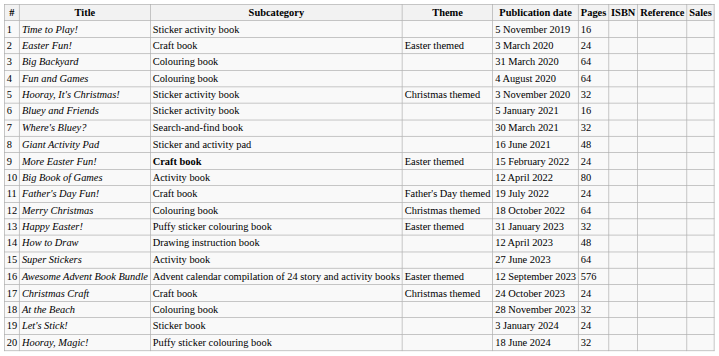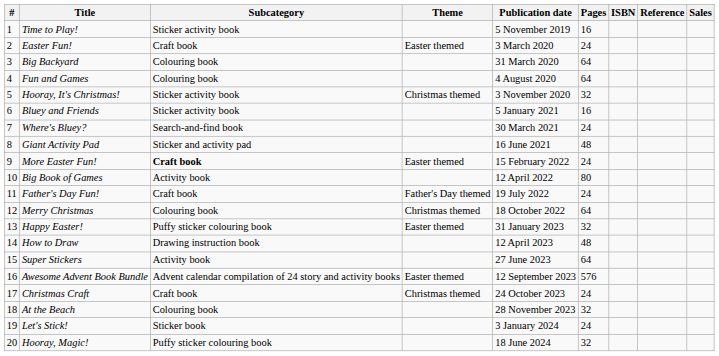(586, 128) 32 -> (586, 128) 24
